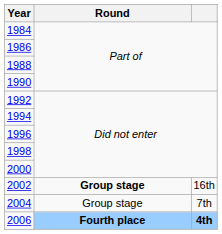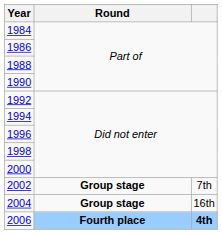(204, 186) 16th -> (204, 186) 7th
(112, 204) normal -> (112, 204) bold
(204, 204) 7th -> (204, 204) 16th
